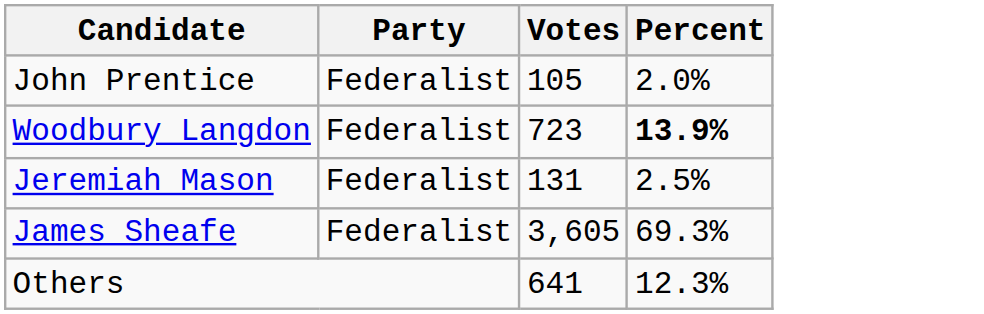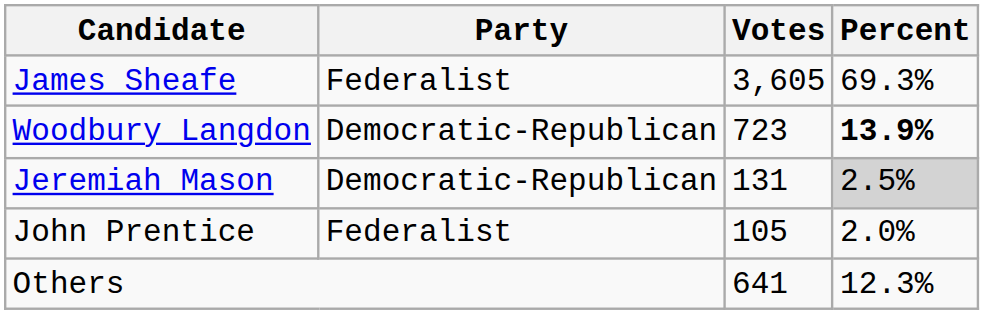rows swapped: (124, 233) <-> (134, 81)
(419, 132) Federalist -> (521, 132) Democratic-Republican
(419, 182) Federalist -> (521, 182) Democratic-Republican
(672, 182) no background -> (877, 182) lightgrey background
